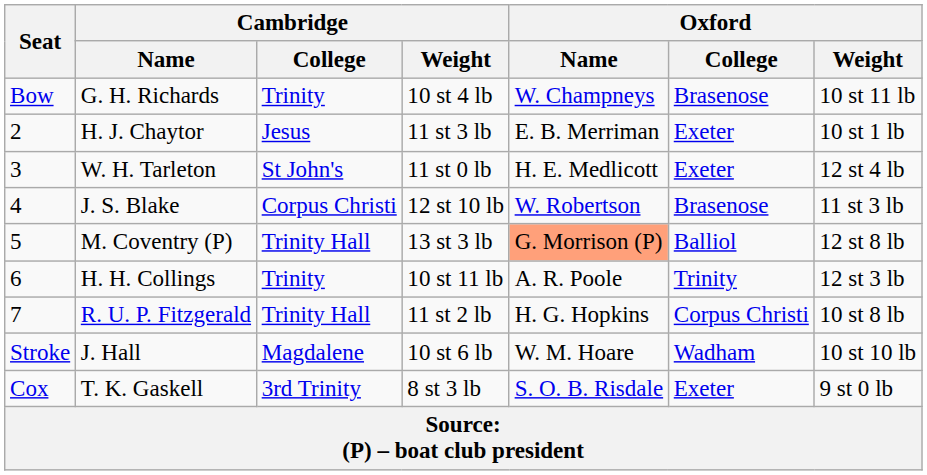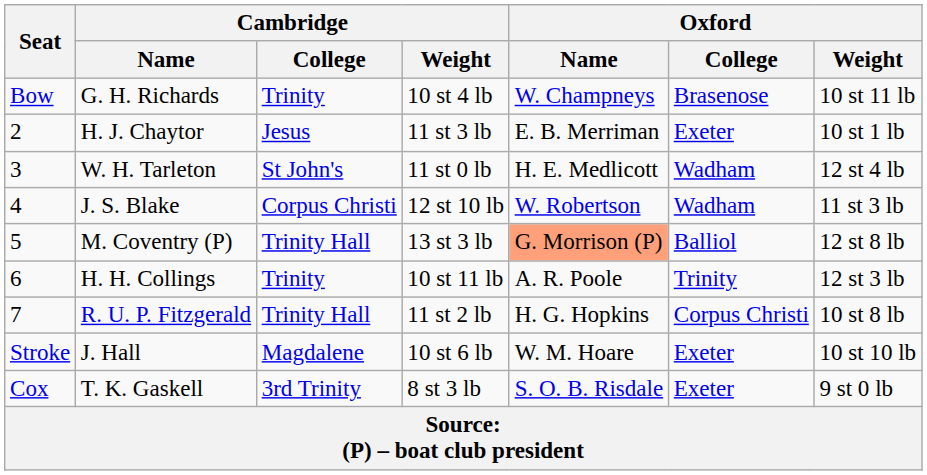(704, 168) Exeter -> (714, 168) Wadham
(721, 205) Brasenose -> (714, 205) Wadham
(714, 351) Wadham -> (704, 351) Exeter
